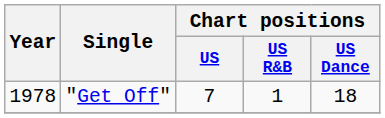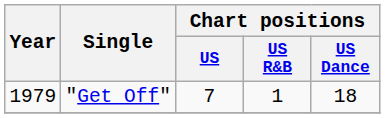(33, 96) 1978 -> (33, 96) 1979
